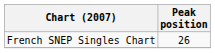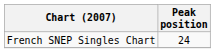(184, 40) 26 -> (184, 40) 24
